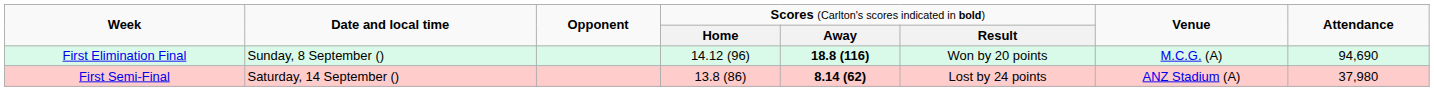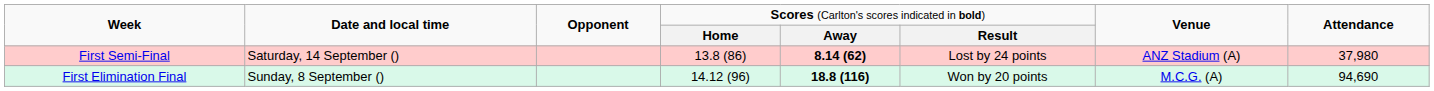rows swapped: (124, 56) <-> (124, 77)
